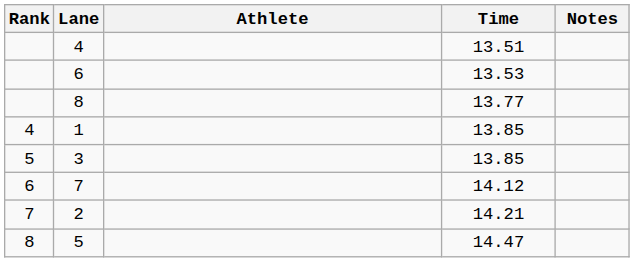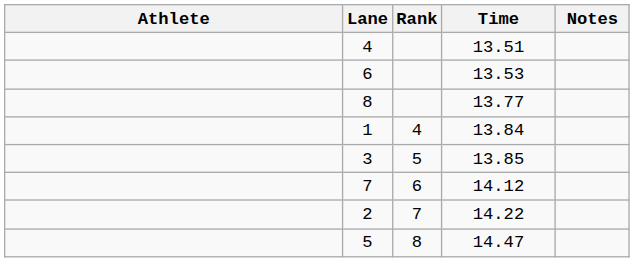columns swapped: (29, 19) <-> (272, 19)
(498, 131) 13.85 -> (498, 131) 13.84
(498, 214) 14.21 -> (498, 214) 14.22
